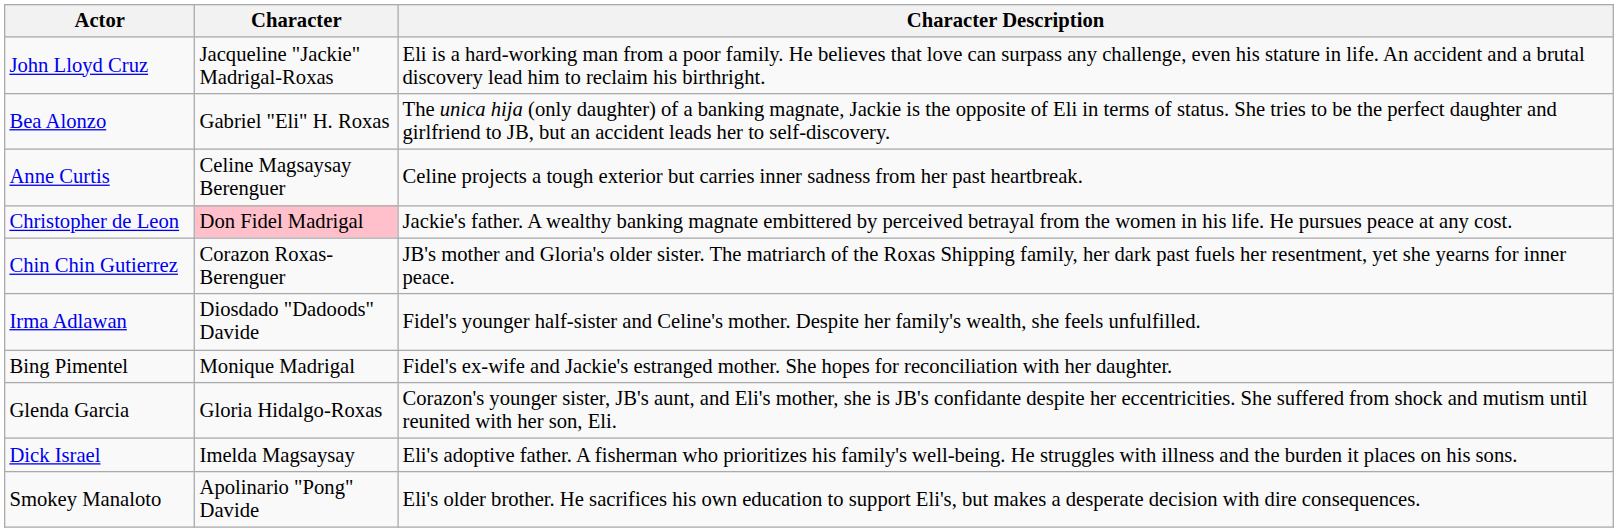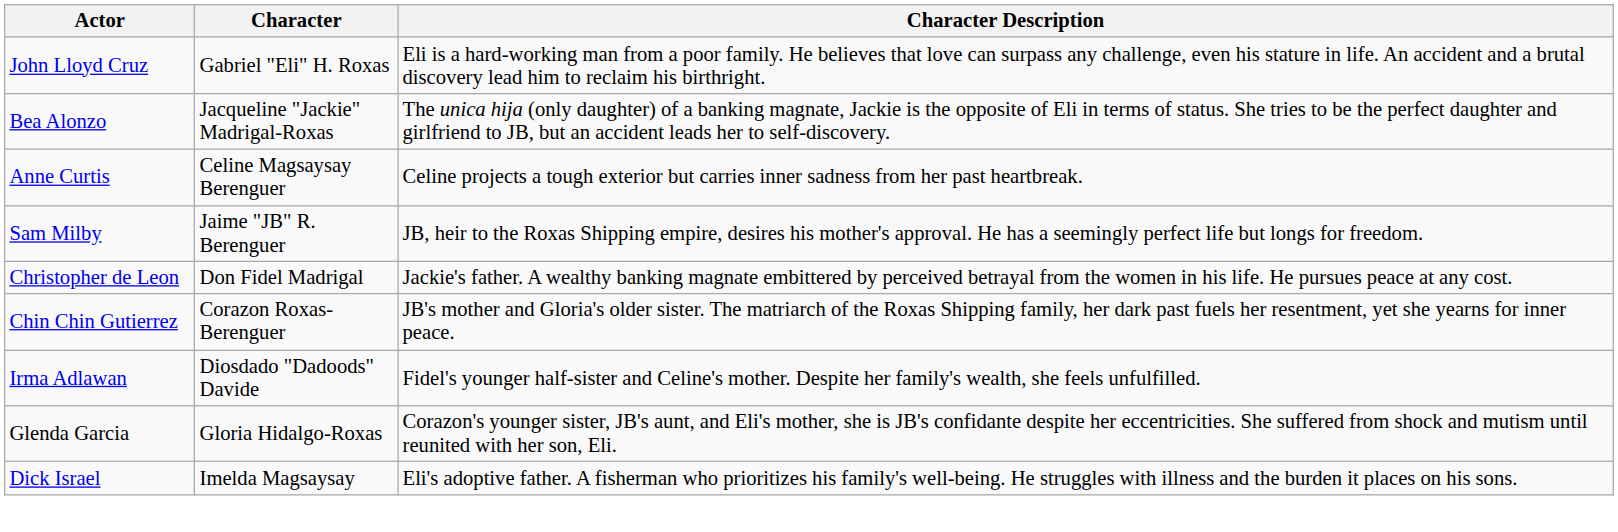(280, 65) Jacqueline "Jackie" Madrigal-Roxas -> (295, 65) Gabriel "Eli" H. Roxas
(295, 121) Gabriel "Eli" H. Roxas -> (280, 121) Jacqueline "Jackie" Madrigal-Roxas
+ row: (56, 233)
(281, 221) pink background -> (281, 277) no background
- row: (69, 366)
- row: (85, 499)
